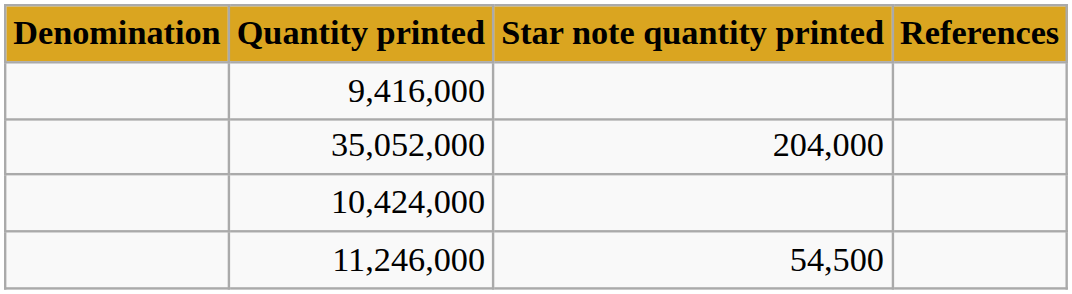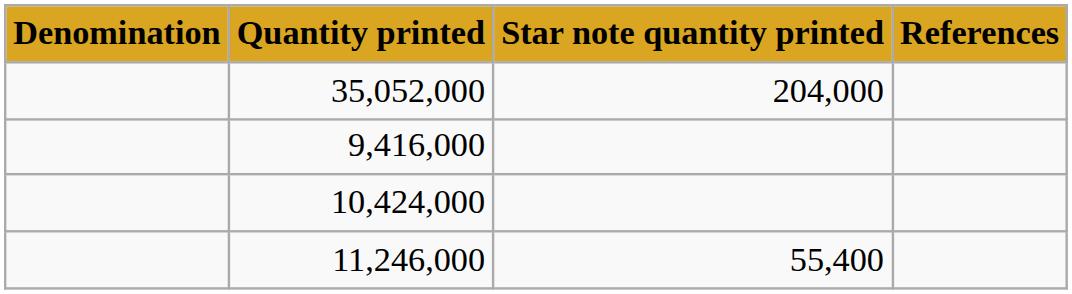rows swapped: (408, 146) <-> (417, 89)
(837, 259) 54,500 -> (837, 259) 55,400
